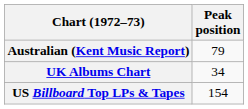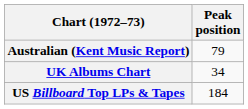(218, 93) 154 -> (218, 93) 184
